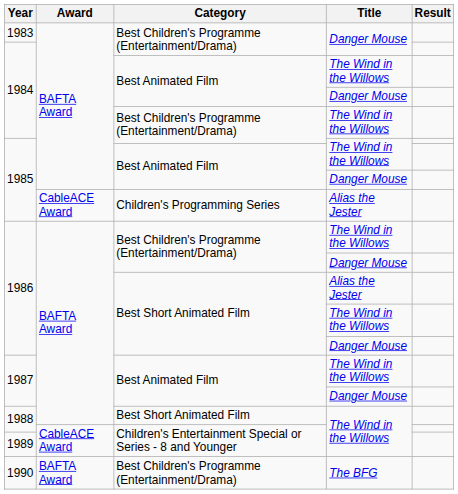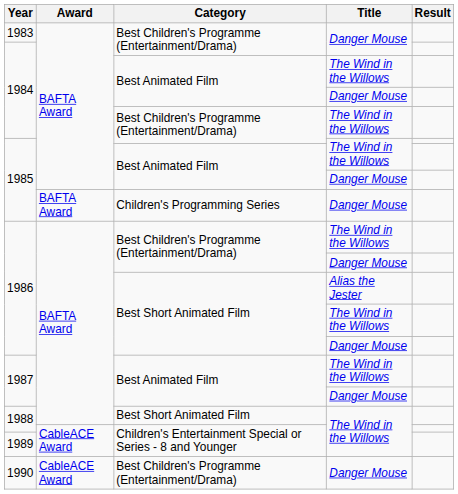(67, 205) CableACE Award -> (58, 205) BAFTA Award
(352, 205) Alias the Jester -> (368, 205) Danger Mouse
(58, 472) BAFTA Award -> (67, 472) CableACE Award
(353, 472) The BFG -> (368, 472) Danger Mouse
